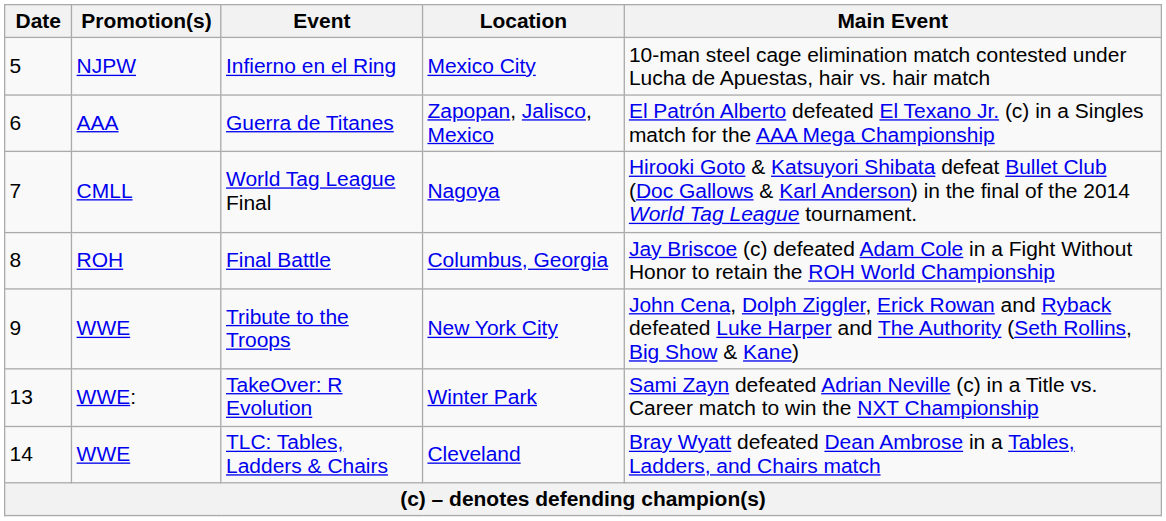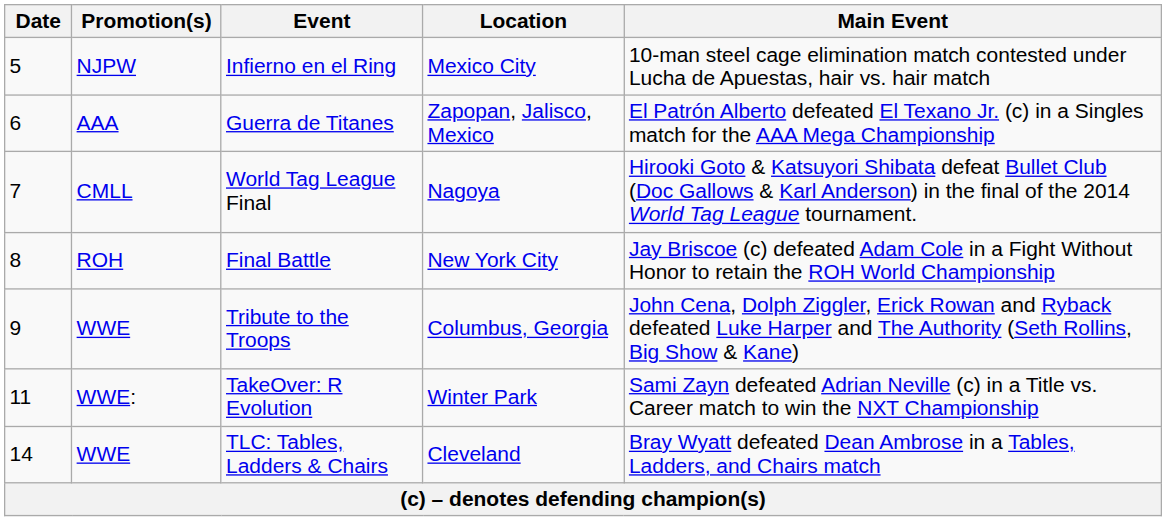(518, 260) Columbus, Georgia -> (493, 260) New York City
(493, 328) New York City -> (518, 328) Columbus, Georgia
(21, 397) 13 -> (20, 397) 11
